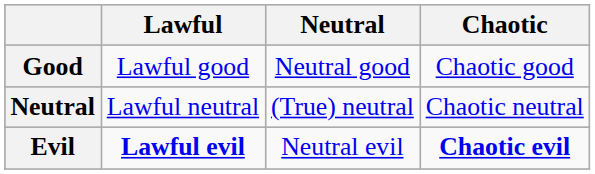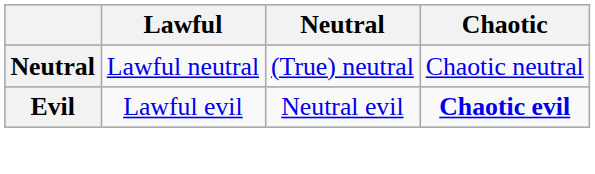- row: (53, 65)
(183, 147) bold -> (183, 106) normal
